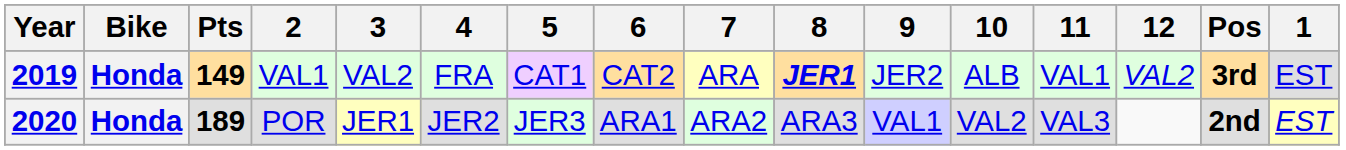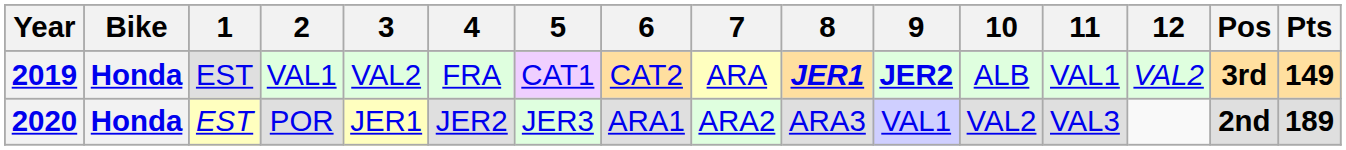columns swapped: (1304, 27) <-> (220, 27)
(907, 74) normal -> (916, 74) bold
